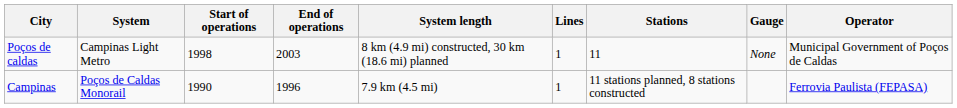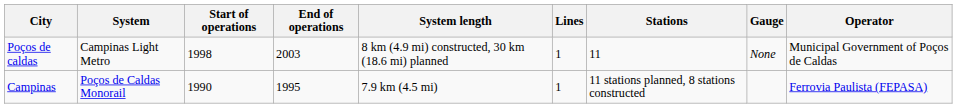(288, 86) 1996 -> (288, 86) 1995
